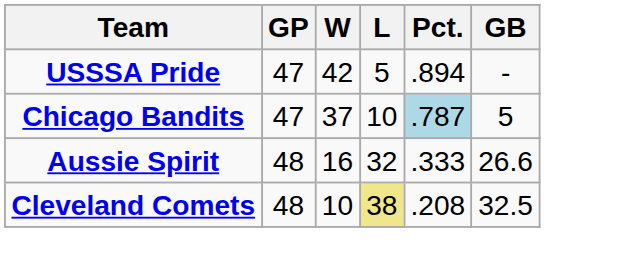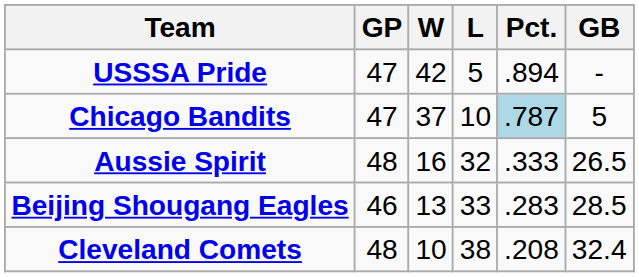(506, 161) 26.6 -> (599, 161) 26.5
+ row: (180, 205)
(382, 205) khaki background -> (475, 250) no background
(506, 205) 32.5 -> (599, 250) 32.4
